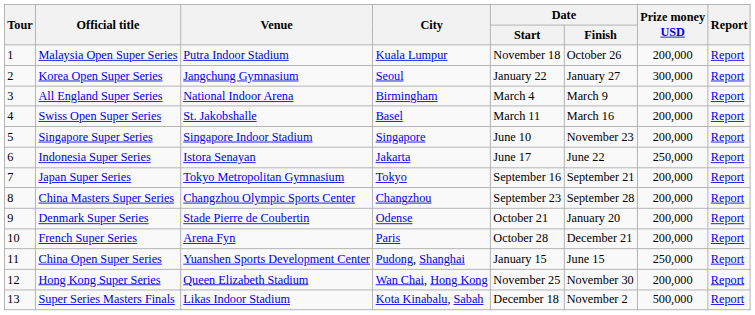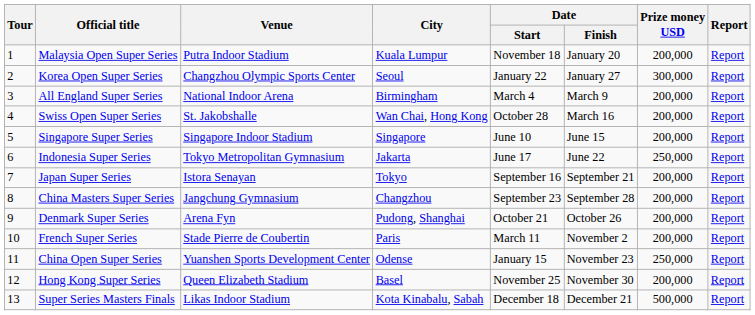(594, 55) October 26 -> (593, 55) January 20
(241, 76) Jangchung Gymnasium -> (269, 76) Changzhou Olympic Sports Center
(389, 116) Basel -> (432, 116) Wan Chai, Hong Kong
(517, 116) March 11 -> (521, 116) October 28
(600, 137) November 23 -> (586, 137) June 15
(219, 157) Istora Senayan -> (264, 157) Tokyo Metropolitan Gymnasium
(264, 177) Tokyo Metropolitan Gymnasium -> (219, 177) Istora Senayan
(269, 198) Changzhou Olympic Sports Center -> (241, 198) Jangchung Gymnasium
(246, 218) Stade Pierre de Coubertin -> (209, 218) Arena Fyn
(394, 218) Odense -> (420, 218) Pudong, Shanghai
(593, 218) January 20 -> (594, 218) October 26
(209, 239) Arena Fyn -> (246, 239) Stade Pierre de Coubertin
(521, 239) October 28 -> (517, 239) March 11
(600, 239) December 21 -> (597, 239) November 2
(420, 259) Pudong, Shanghai -> (394, 259) Odense
(586, 259) June 15 -> (600, 259) November 23
(432, 279) Wan Chai, Hong Kong -> (389, 279) Basel
(597, 300) November 2 -> (600, 300) December 21
